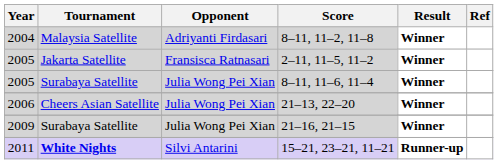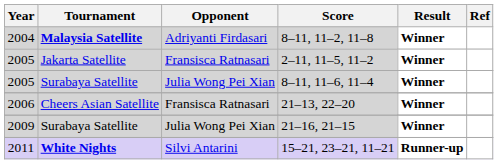(89, 38) normal -> (91, 38) bold
(220, 104) Julia Wong Pei Xian -> (217, 104) Fransisca Ratnasari
